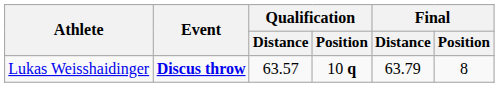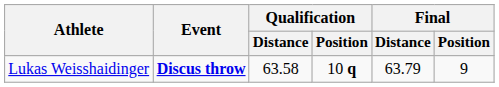(281, 69) 63.57 -> (281, 69) 63.58
(464, 69) 8 -> (464, 69) 9
